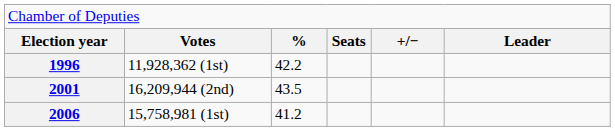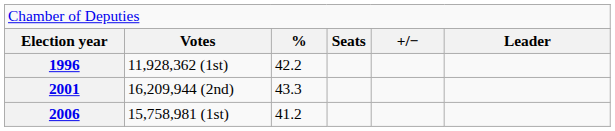(288, 89) 43.5 -> (288, 89) 43.3
